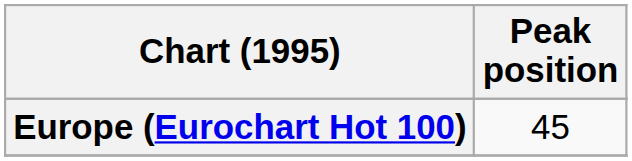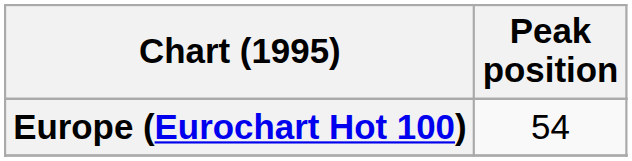(551, 126) 45 -> (551, 126) 54
